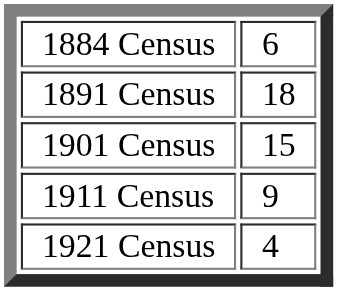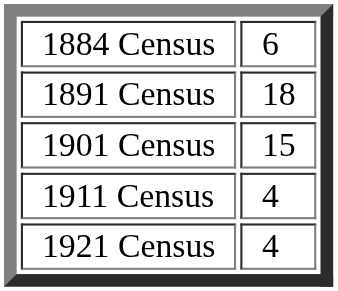(270, 195) 9 -> (270, 195) 4
